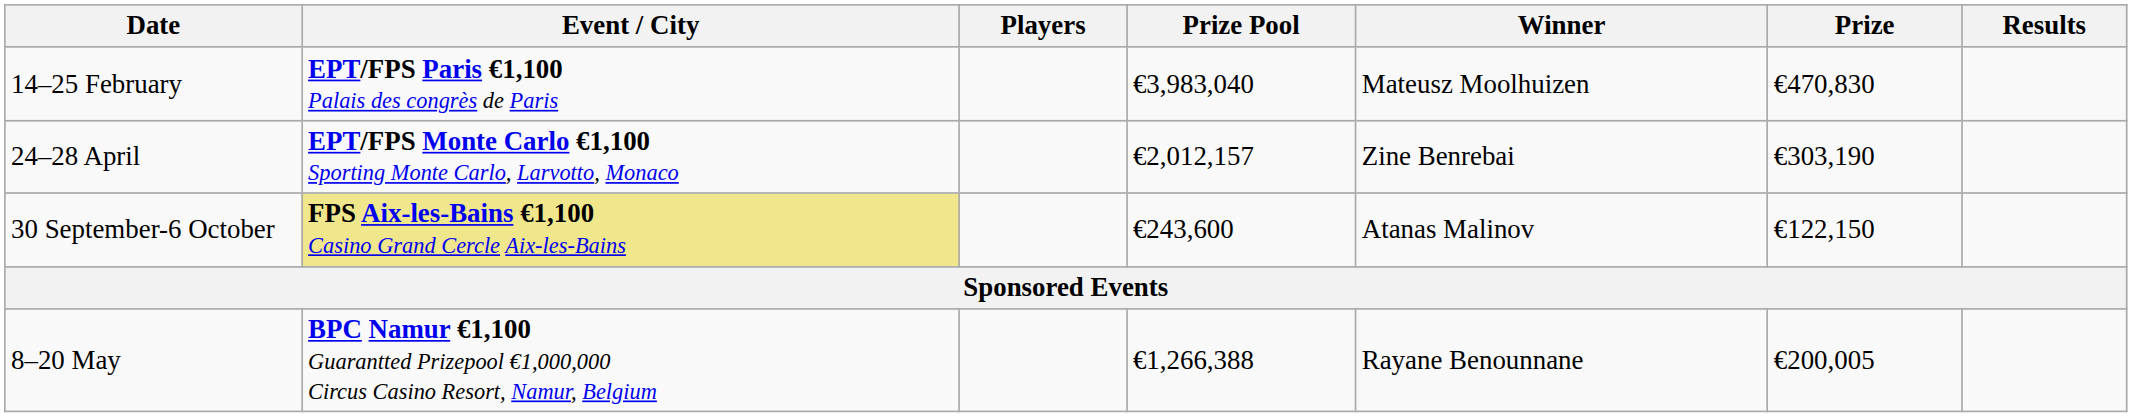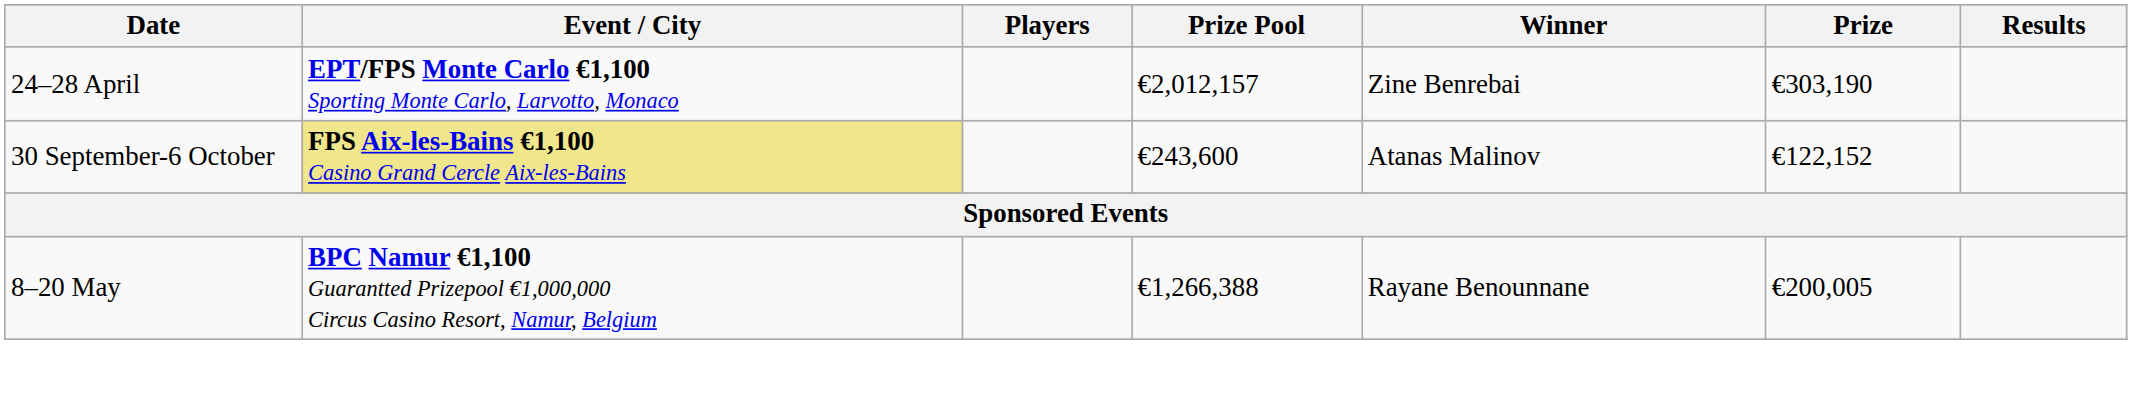- row: (97, 83)
(1824, 229) €122,150 -> (1822, 156) €122,152
